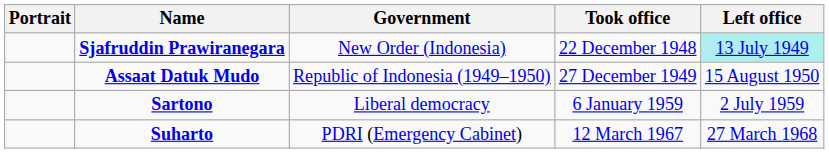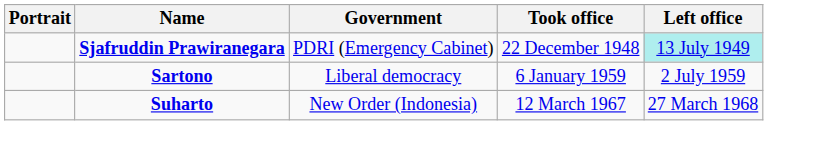(422, 47) New Order (Indonesia) -> (393, 47) PDRI (Emergency Cabinet)
- row: (182, 76)
(422, 133) PDRI (Emergency Cabinet) -> (393, 104) New Order (Indonesia)
